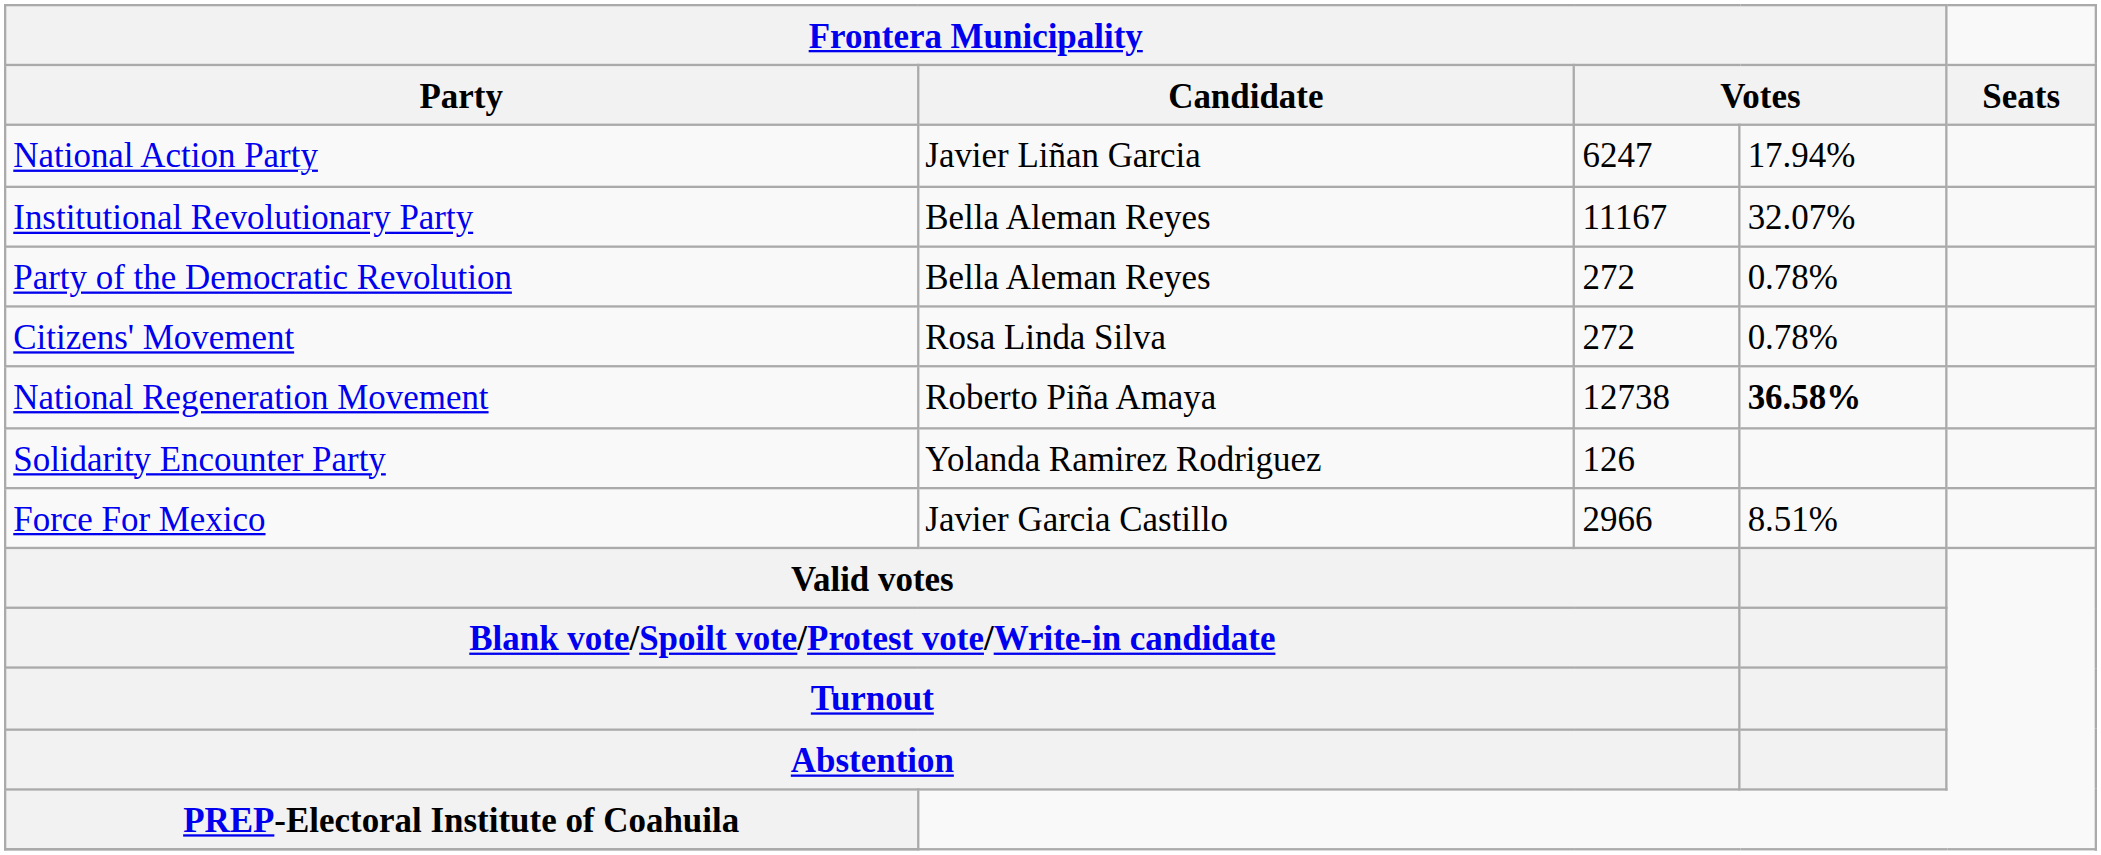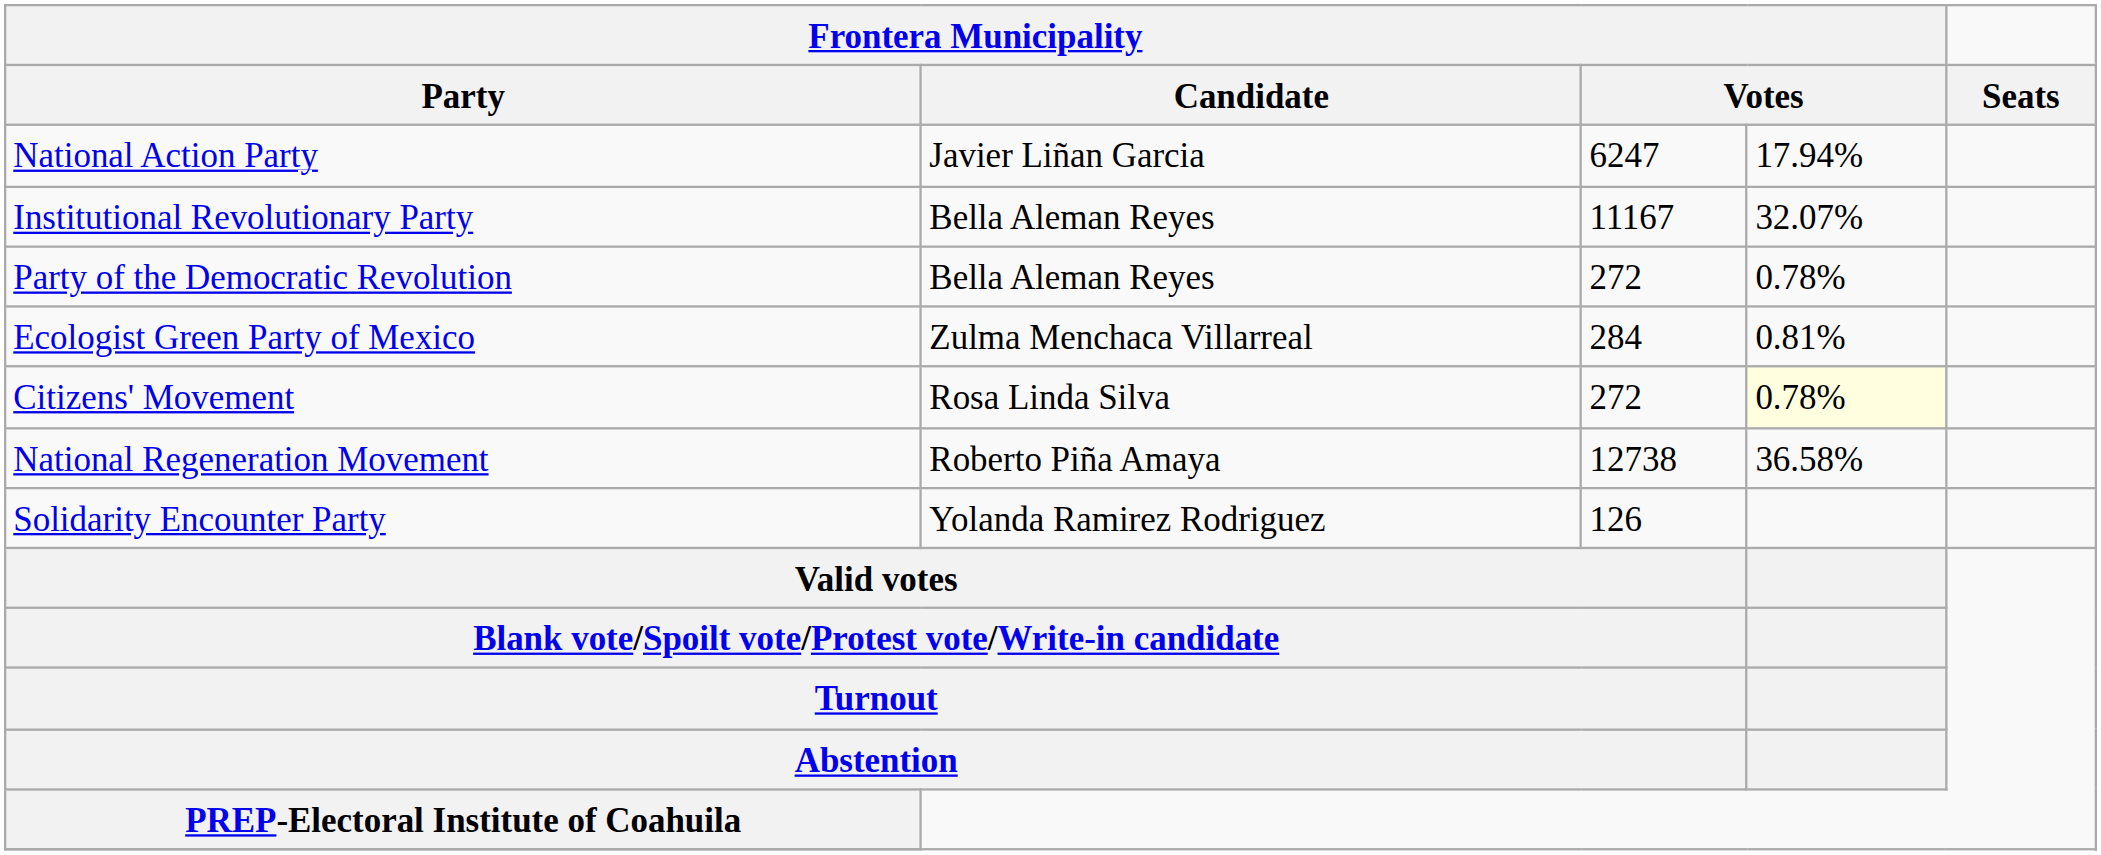+ row: (244, 337)
(1793, 337) no background -> (1800, 397) lightyellow background
(1804, 397) bold -> (1809, 457) normal
- row: (139, 518)
